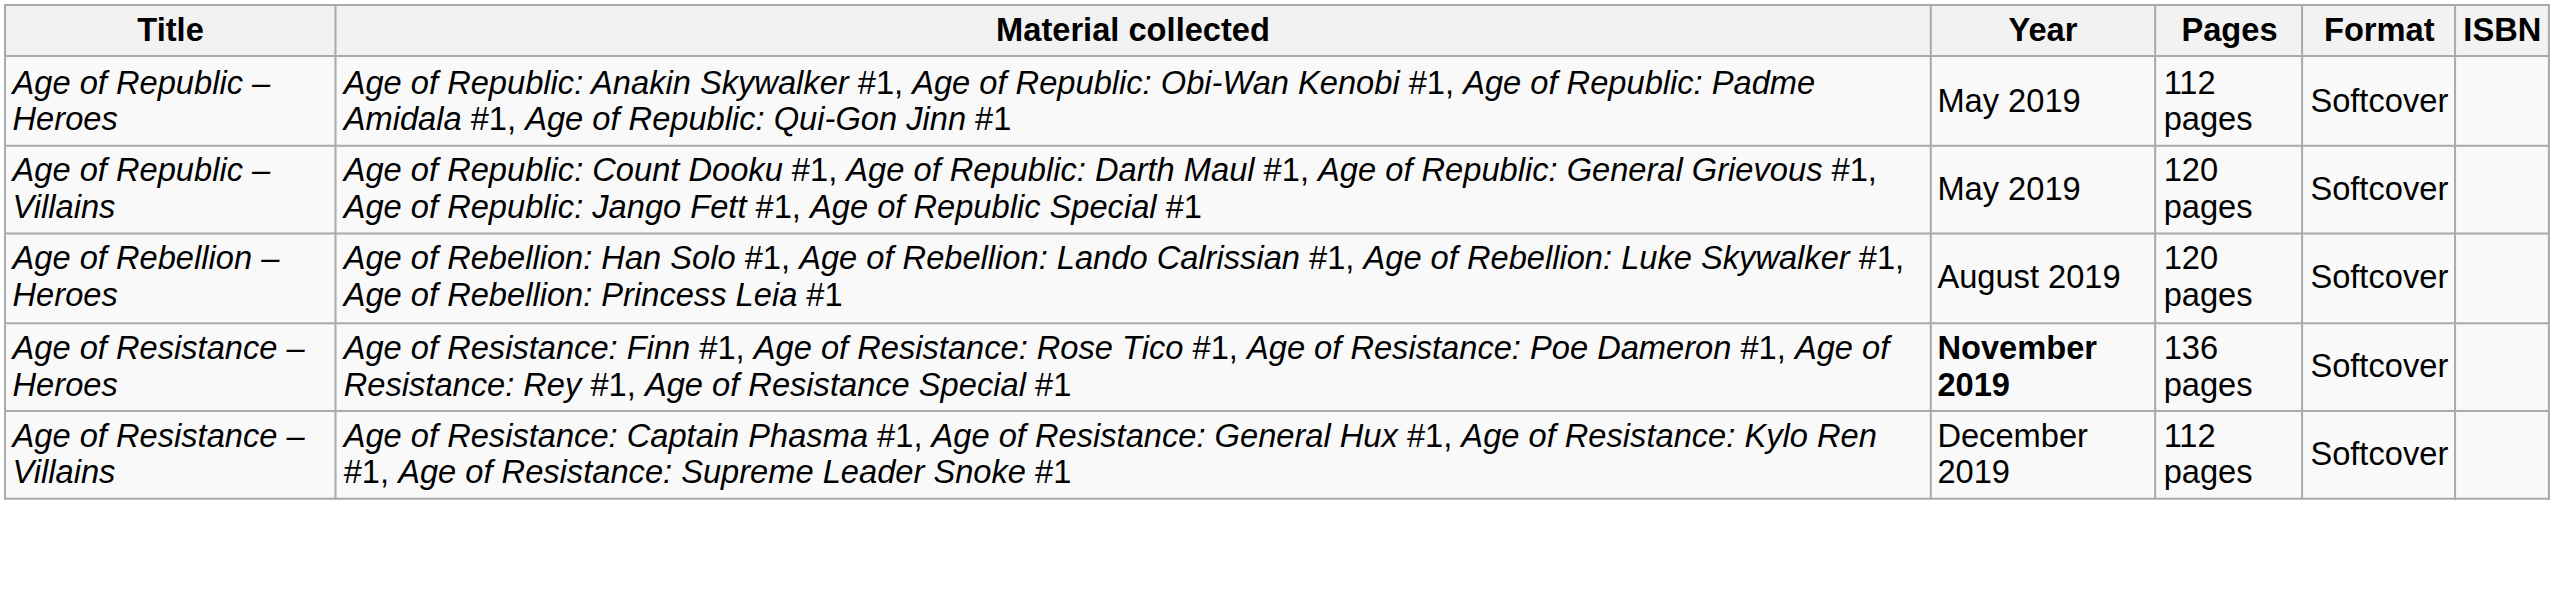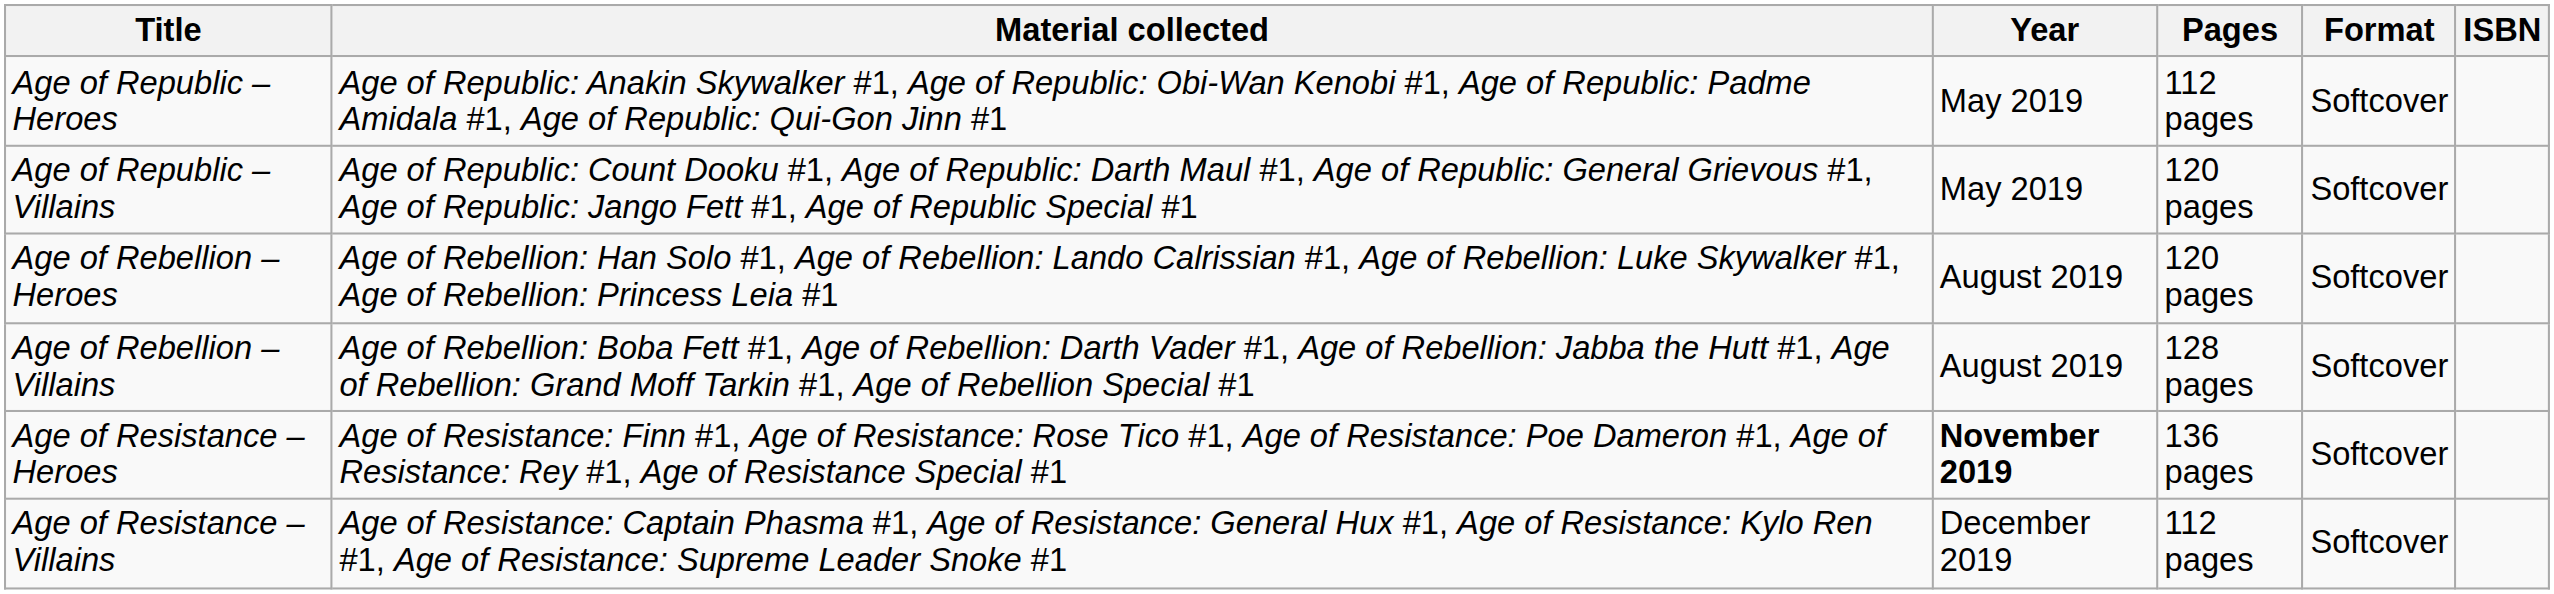+ row: (146, 365)
